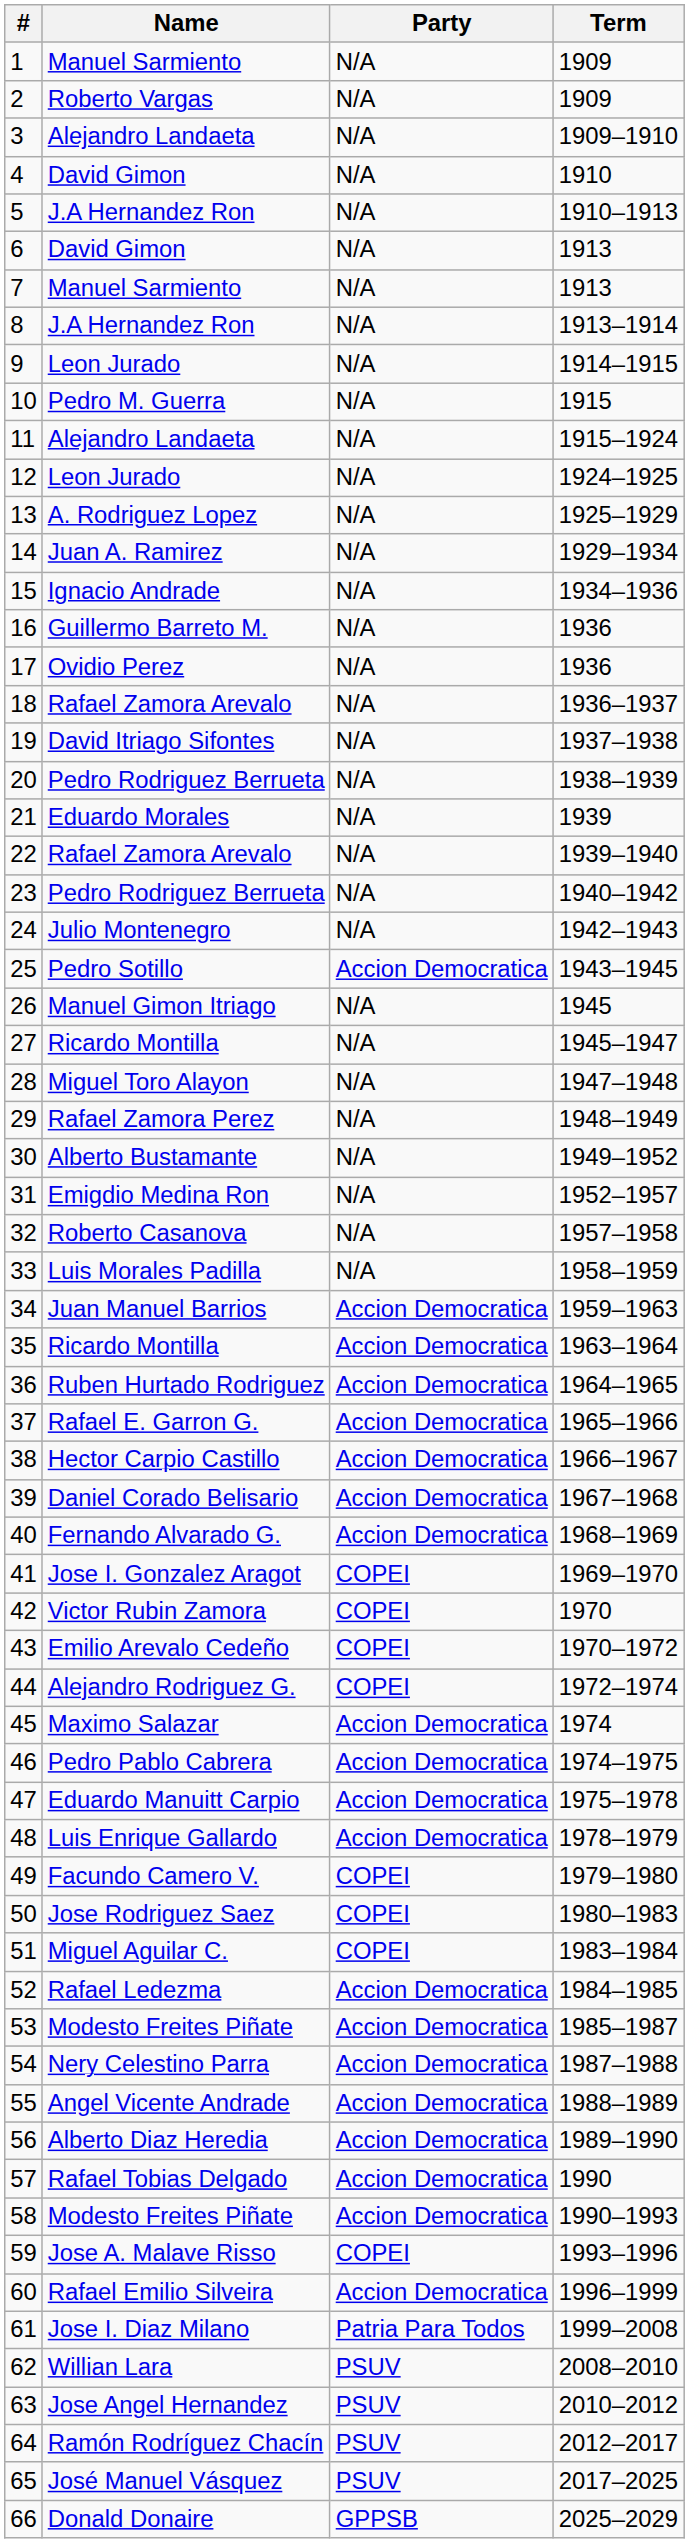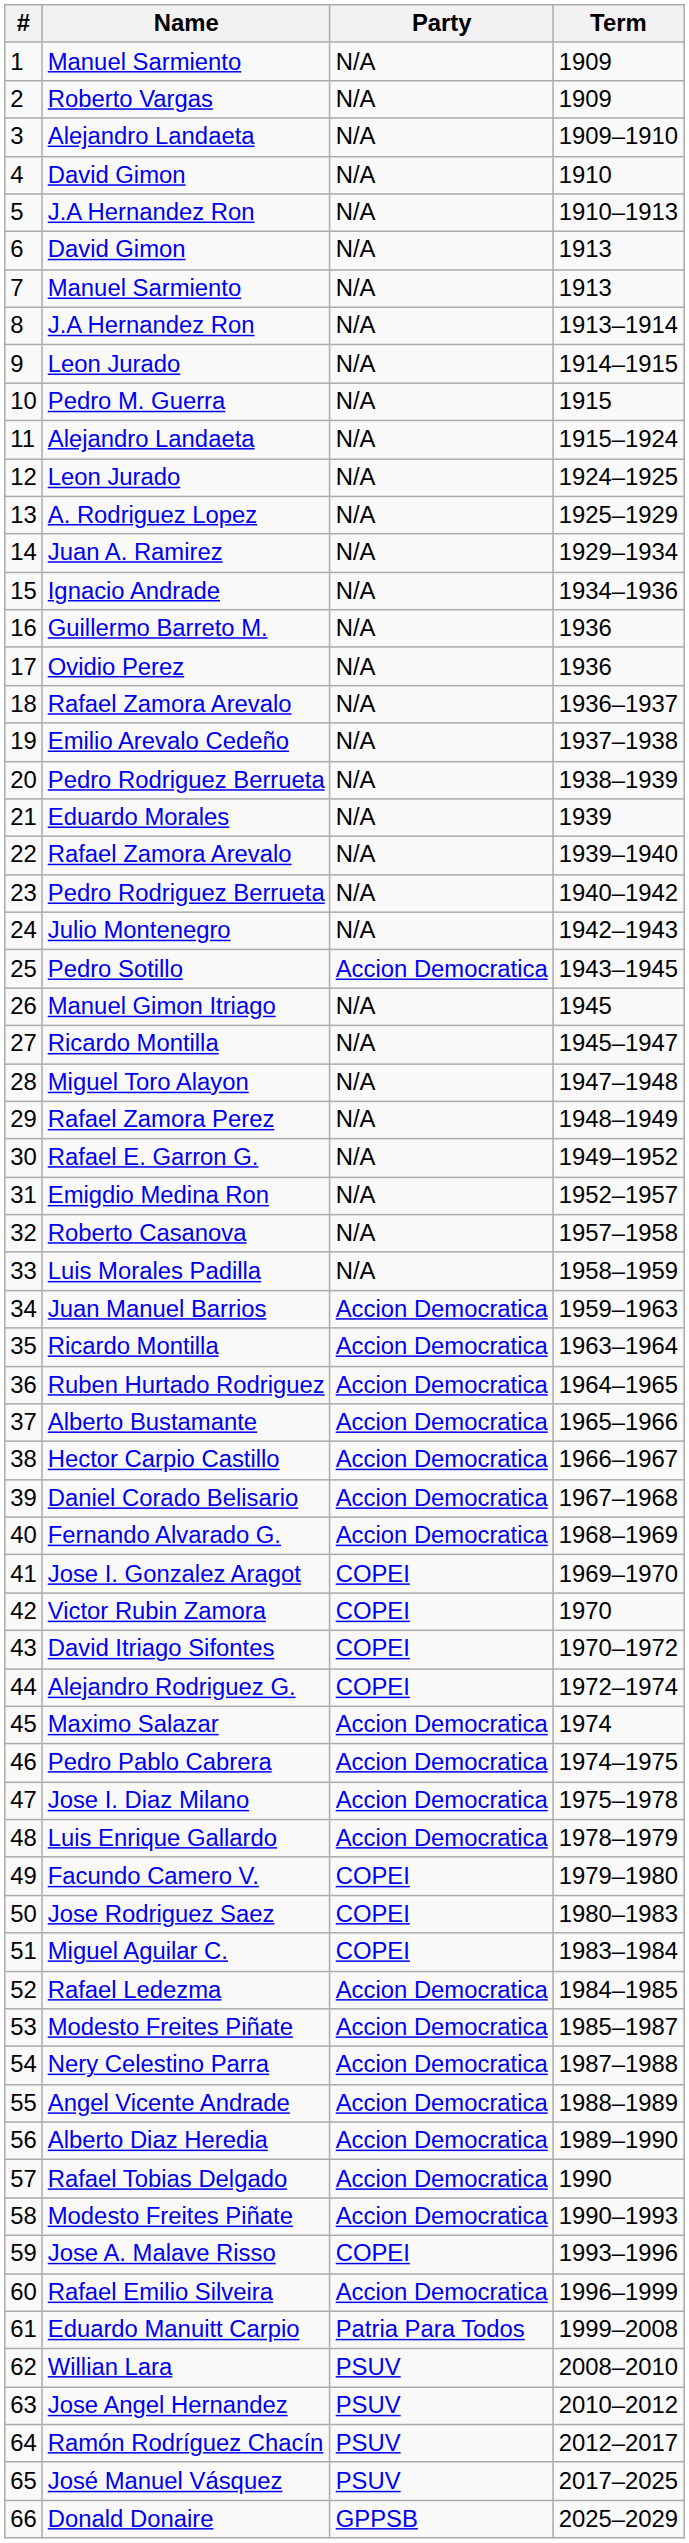(161, 741) David Itriago Sifontes -> (168, 741) Emilio Arevalo Cedeño
(152, 1157) Alberto Bustamante -> (153, 1157) Rafael E. Garron G.
(153, 1422) Rafael E. Garron G. -> (152, 1422) Alberto Bustamante
(168, 1649) Emilio Arevalo Cedeño -> (161, 1649) David Itriago Sifontes
(174, 1800) Eduardo Manuitt Carpio -> (148, 1800) Jose I. Diaz Milano
(148, 2329) Jose I. Diaz Milano -> (174, 2329) Eduardo Manuitt Carpio
